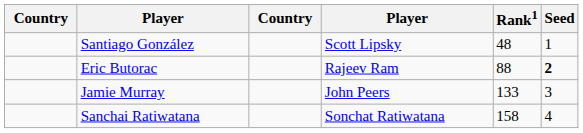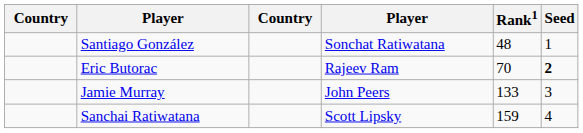(363, 44) Scott Lipsky -> (385, 44) Sonchat Ratiwatana
(504, 68) 88 -> (504, 68) 70
(385, 115) Sonchat Ratiwatana -> (363, 115) Scott Lipsky
(508, 115) 158 -> (508, 115) 159
